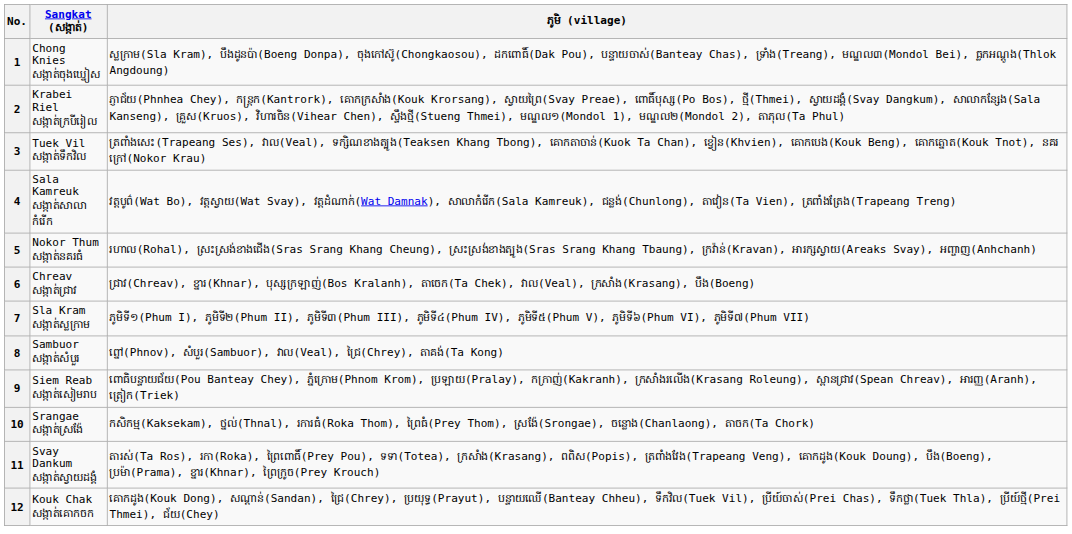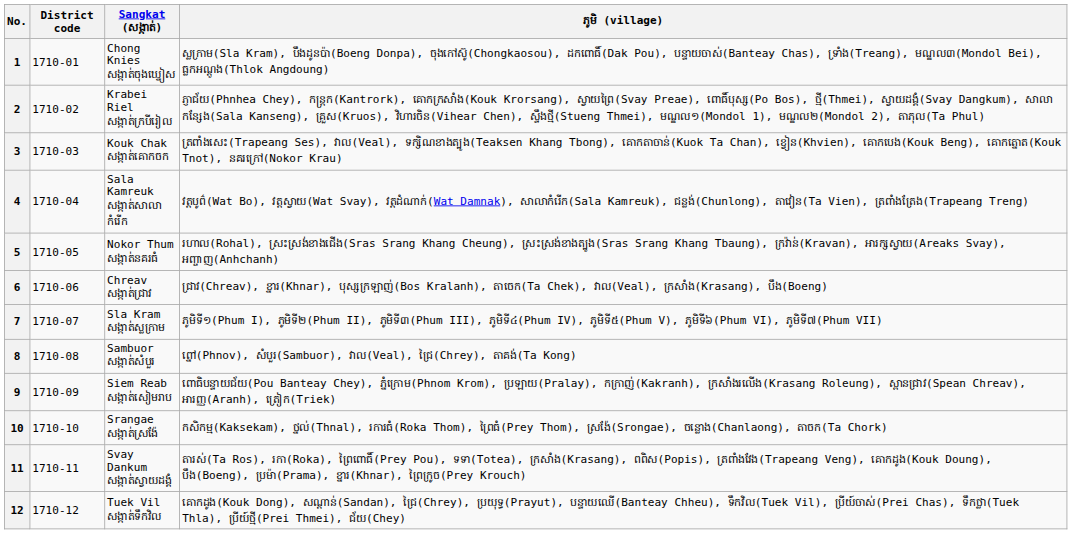+ column: (67, 22)
(59, 150) Tuek Vil សង្កាត់ទឹកវិល -> (138, 150) Kouk Chak សង្កាត់គោកចក
(63, 506) Kouk Chak សង្កាត់គោកចក -> (134, 509) Tuek Vil សង្កាត់ទឹកវិល
